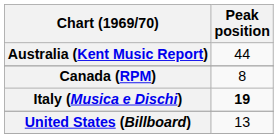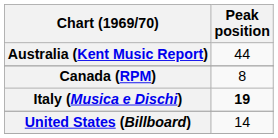(242, 122) 13 -> (242, 122) 14
